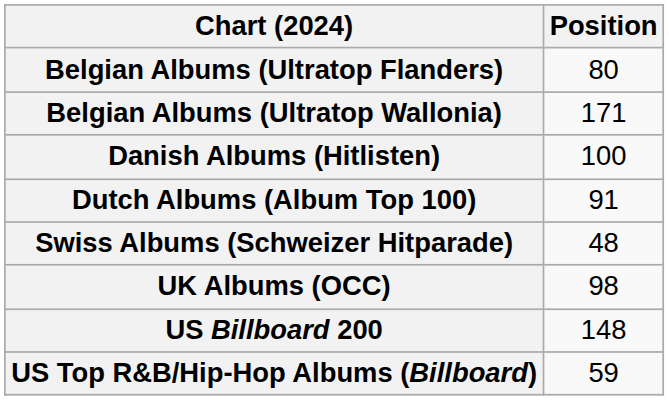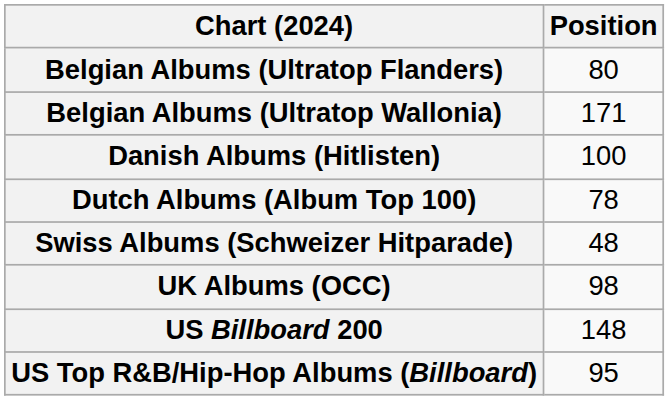(604, 199) 91 -> (604, 199) 78
(604, 373) 59 -> (604, 373) 95
